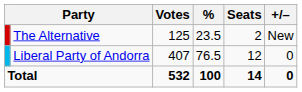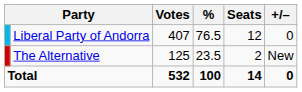rows swapped: (81, 55) <-> (57, 35)
